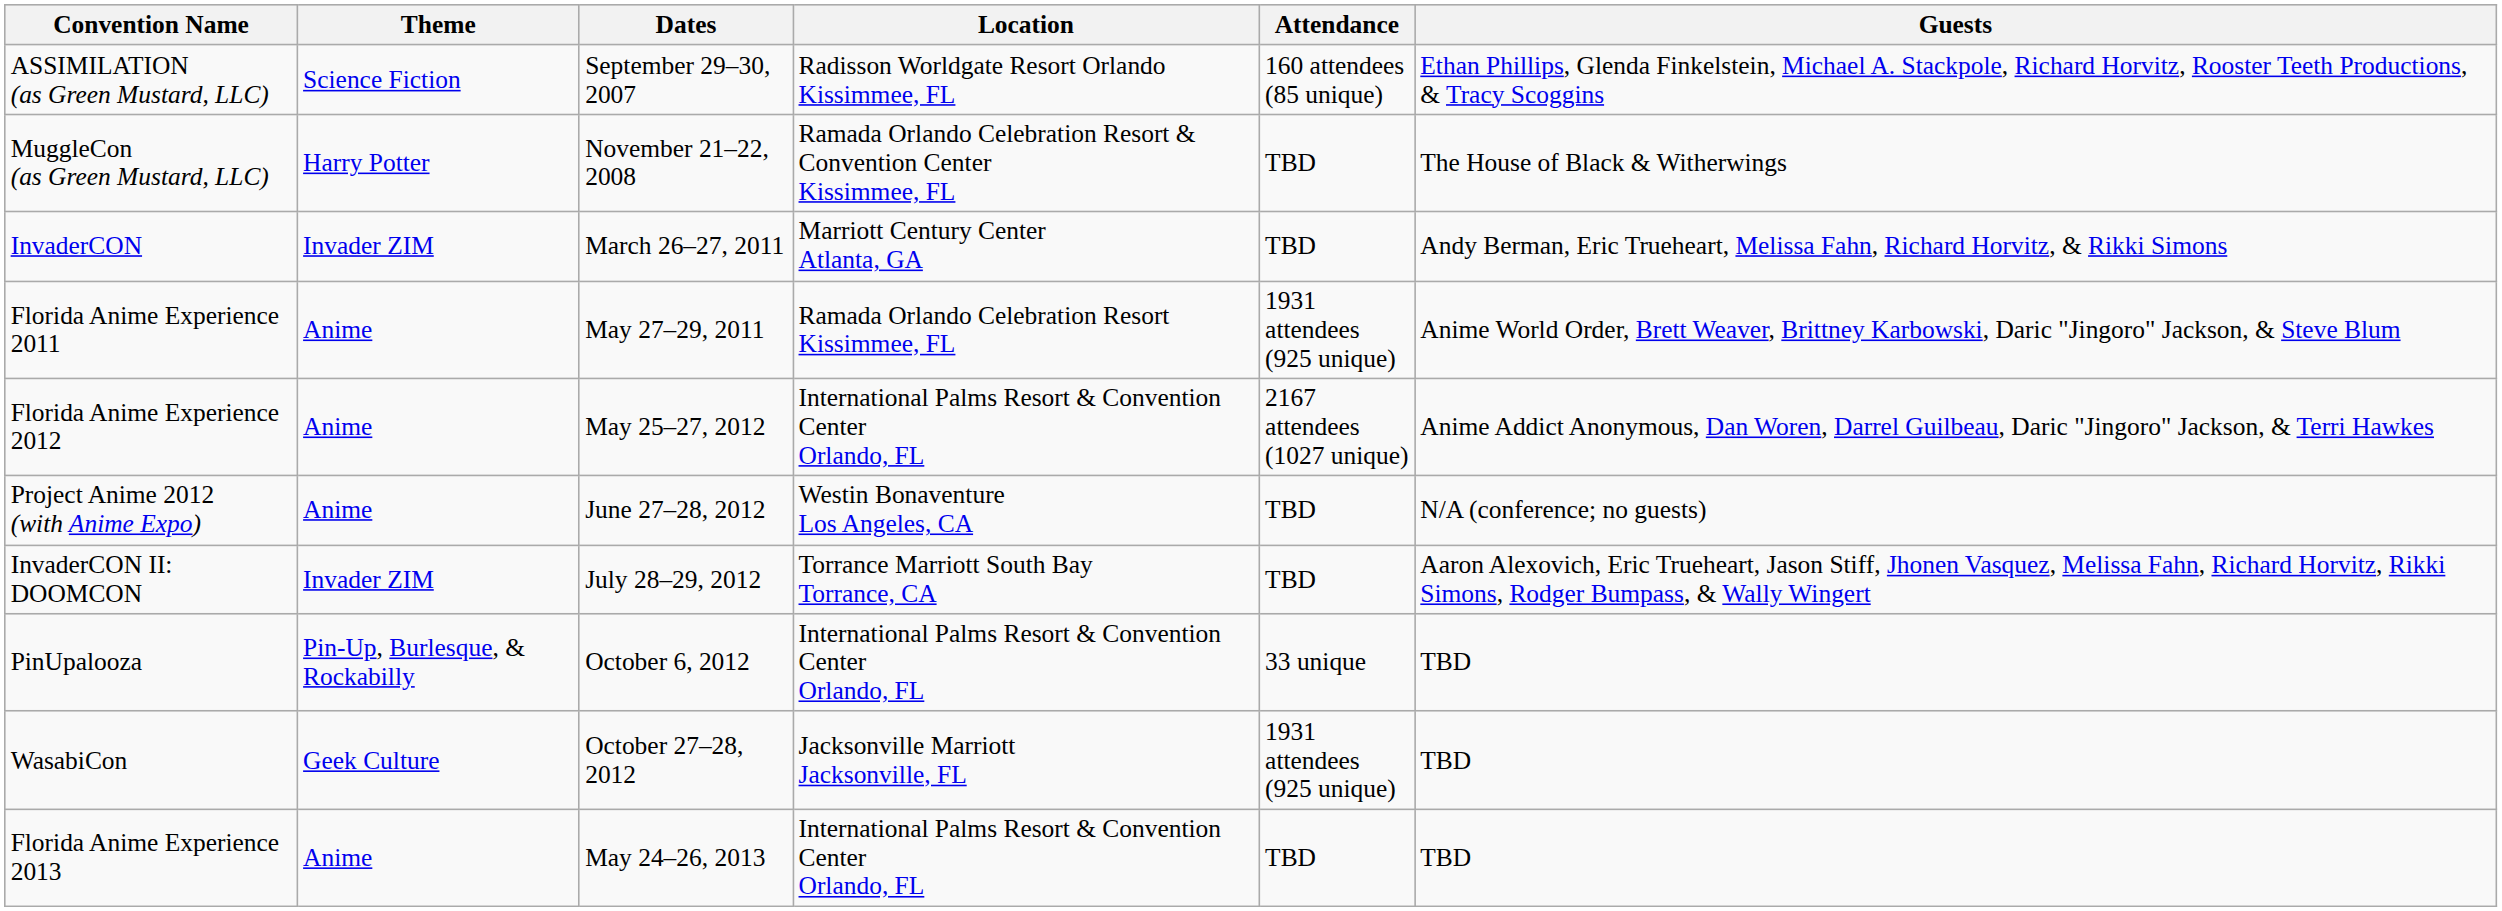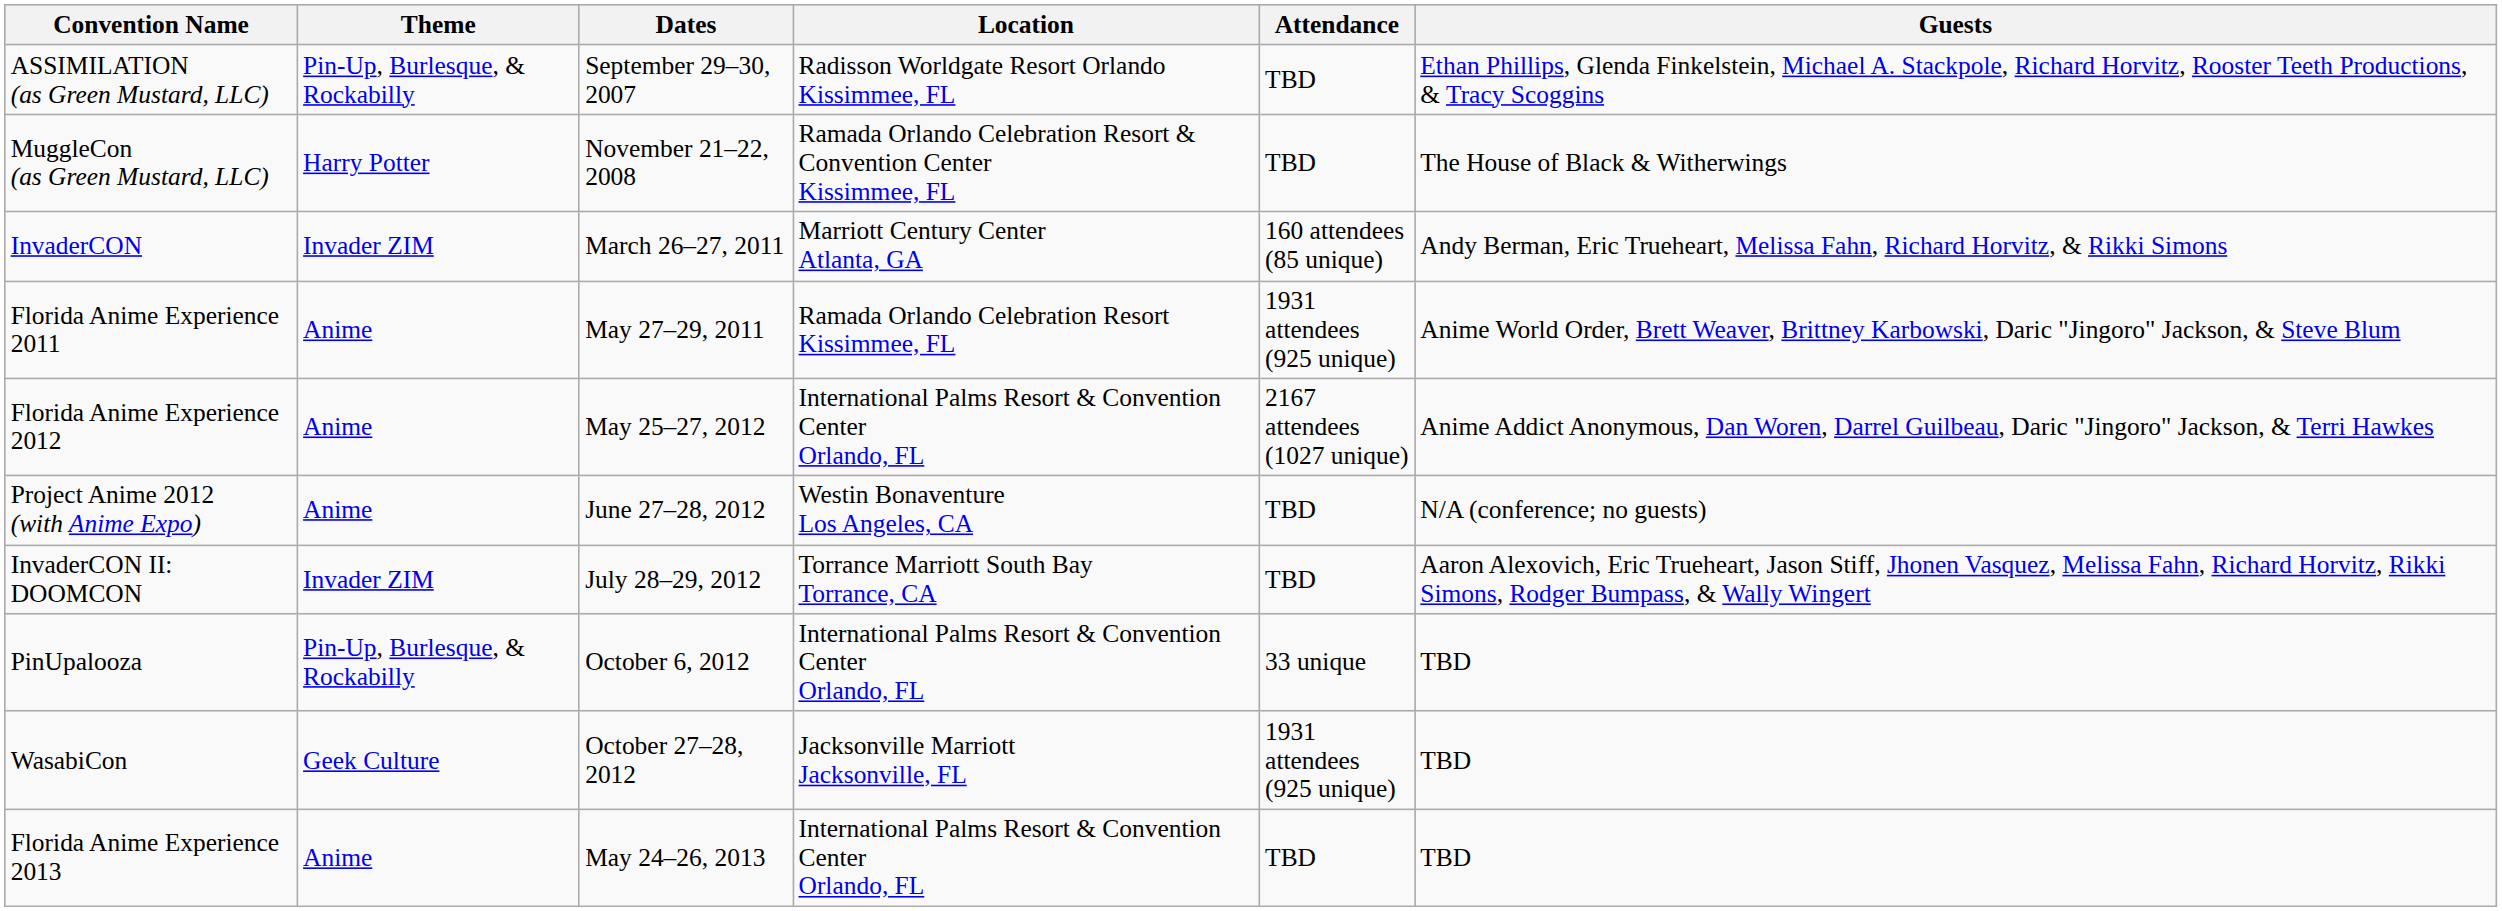(382, 79) Science Fiction -> (414, 79) Pin-Up, Burlesque, & Rockabilly
(1335, 79) 160 attendees (85 unique) -> (1291, 79) TBD
(1291, 245) TBD -> (1335, 245) 160 attendees (85 unique)
